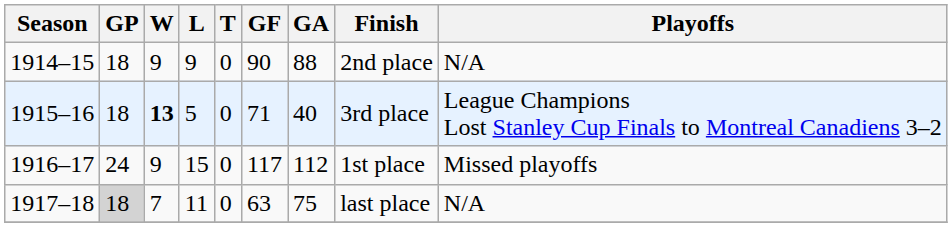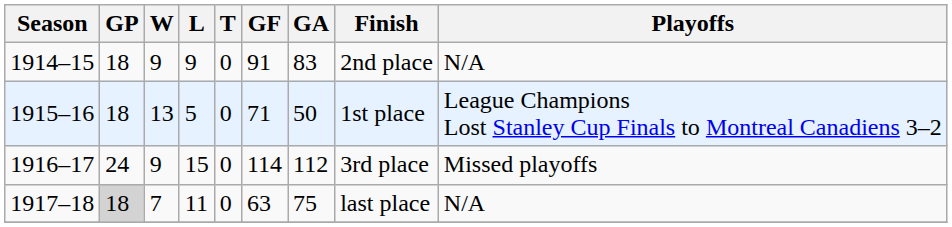(259, 61) 90 -> (259, 61) 91
(305, 61) 88 -> (305, 61) 83
(162, 113) bold -> (162, 113) normal
(305, 113) 40 -> (305, 113) 50
(384, 113) 3rd place -> (382, 113) 1st place
(264, 164) 117 -> (264, 164) 114
(382, 164) 1st place -> (384, 164) 3rd place
